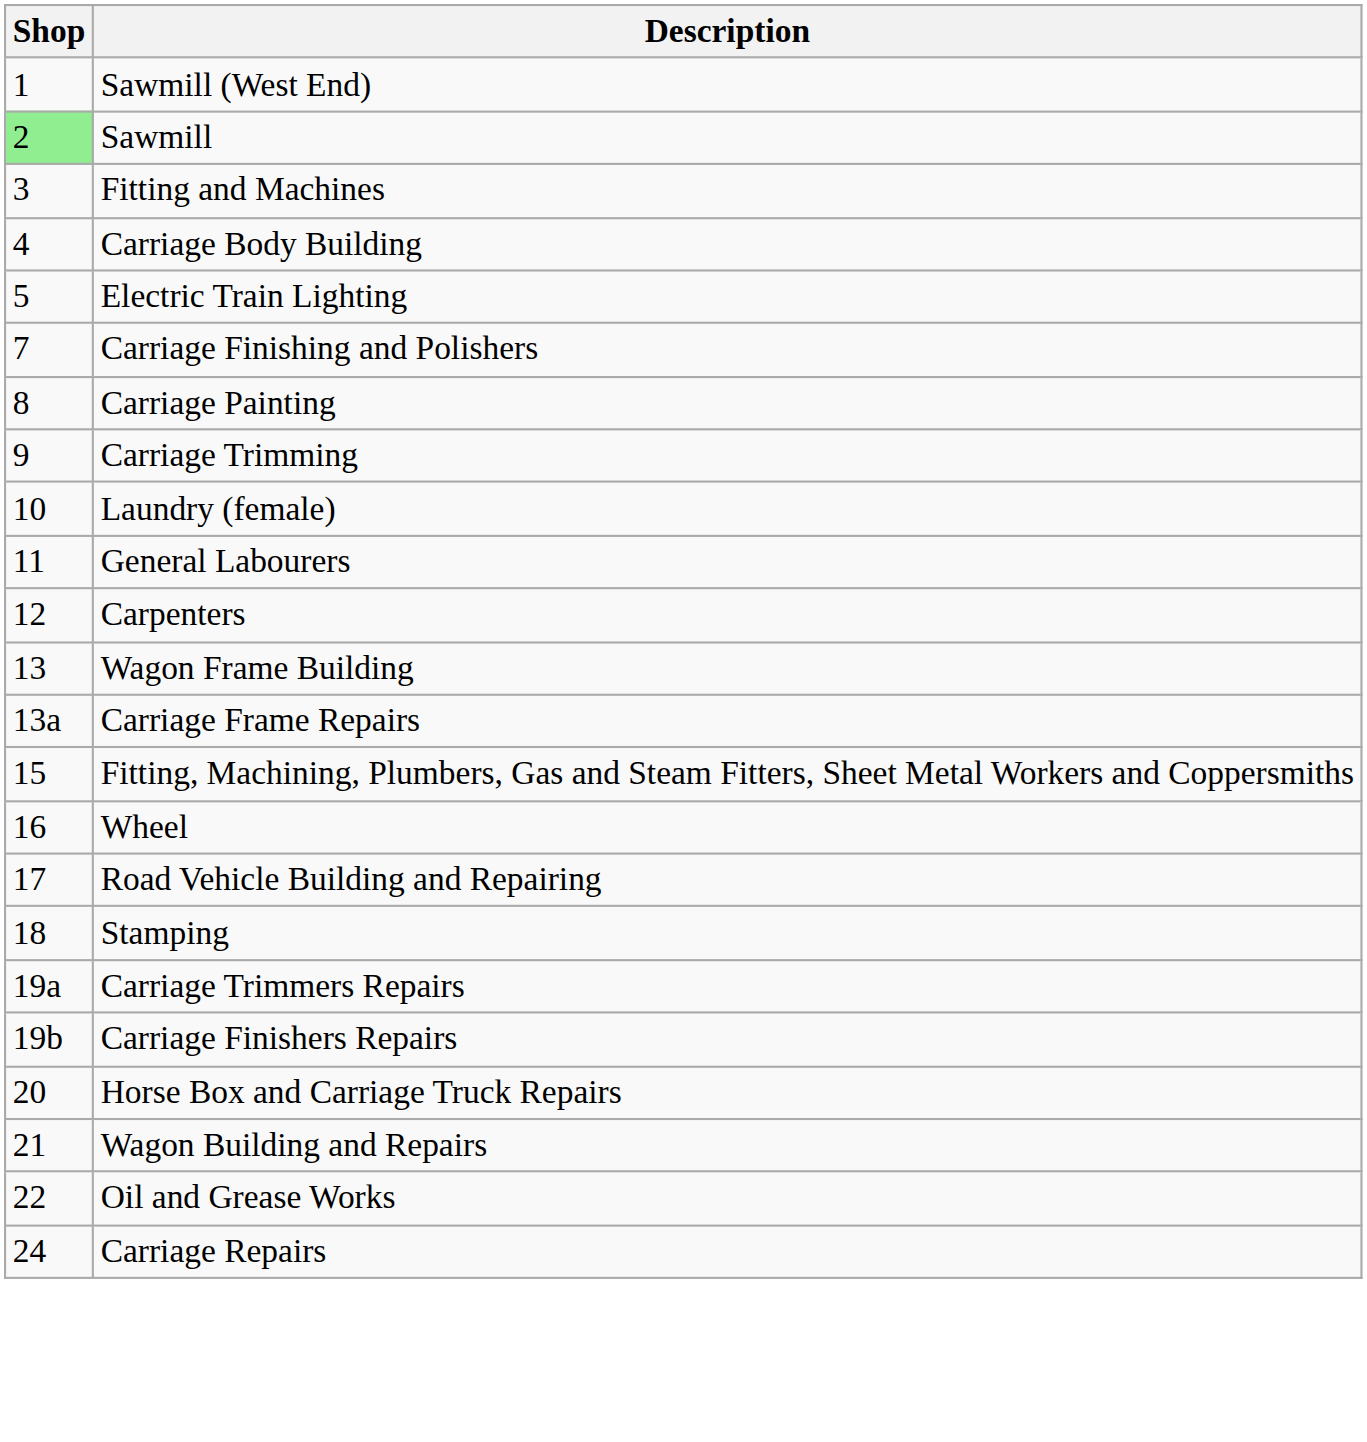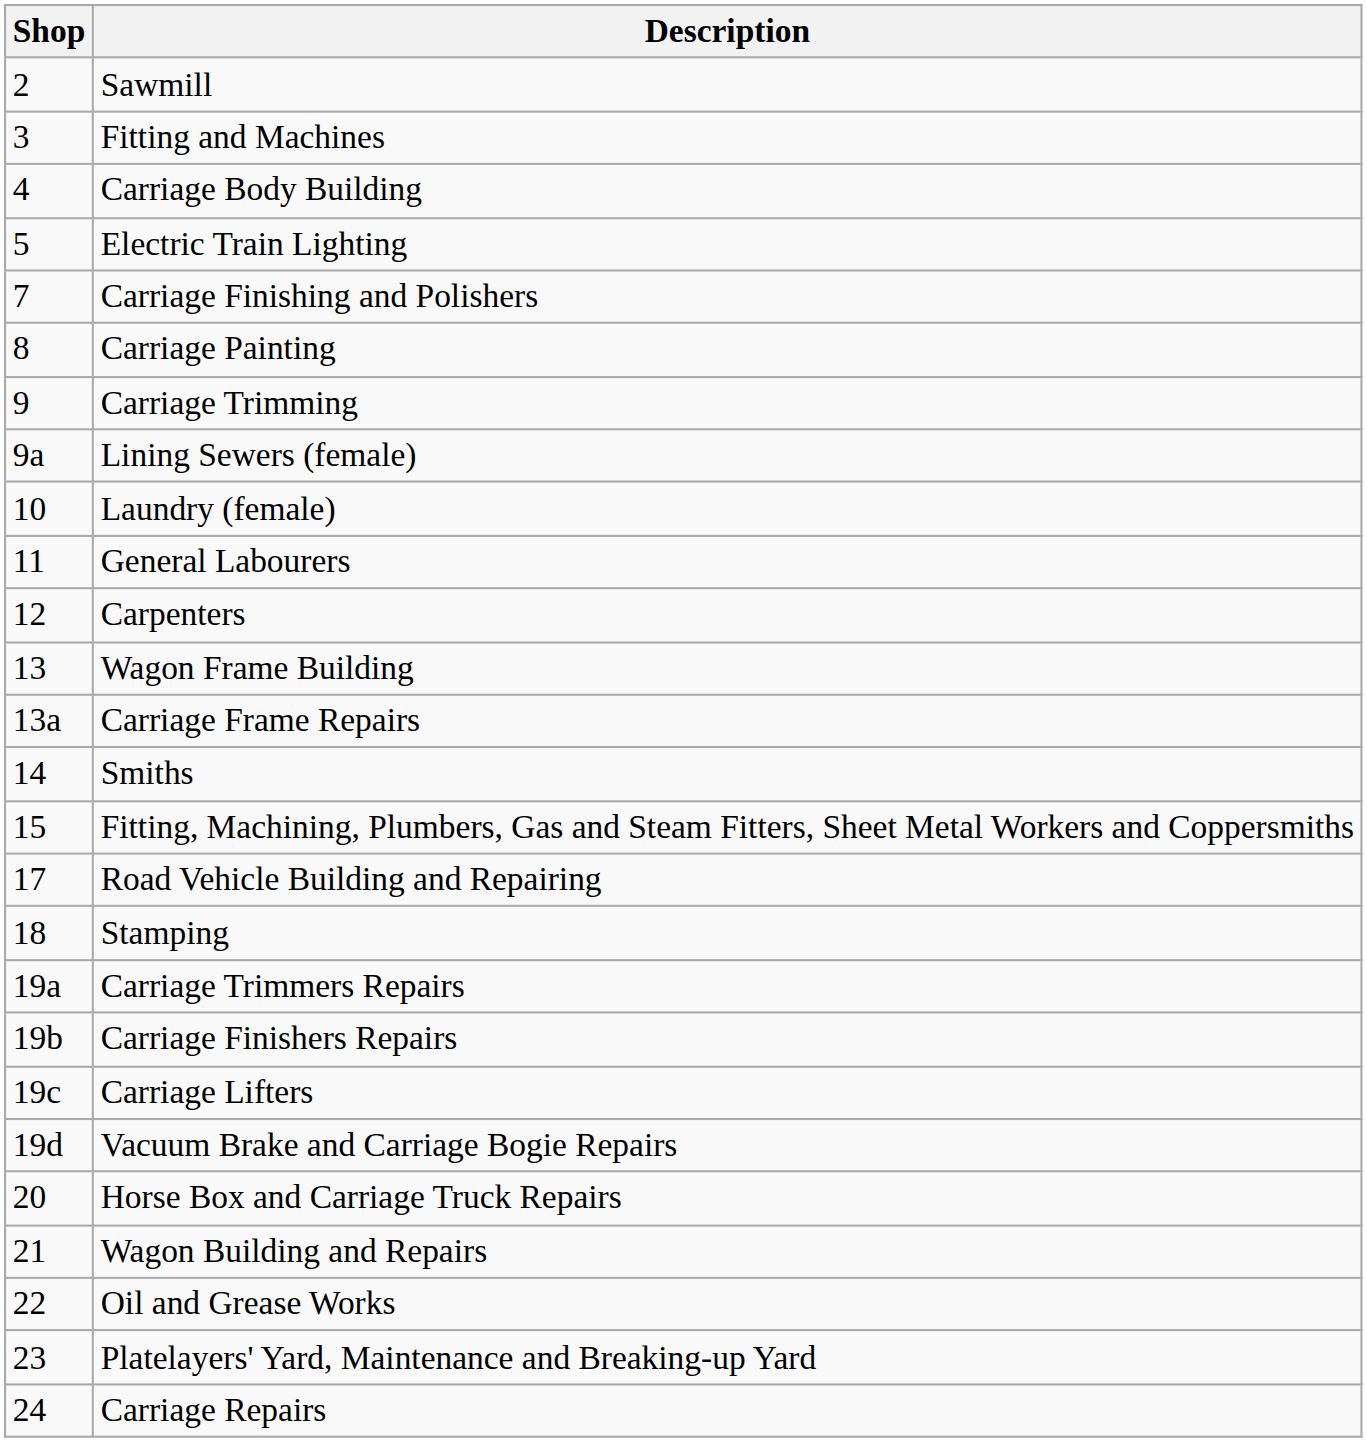- row: (236, 84)
(21, 137) lightgreen background -> (21, 84) no background
+ row: (259, 455)
+ row: (147, 773)
- row: (144, 826)
+ row: (207, 1091)
+ row: (389, 1144)
+ row: (458, 1356)
